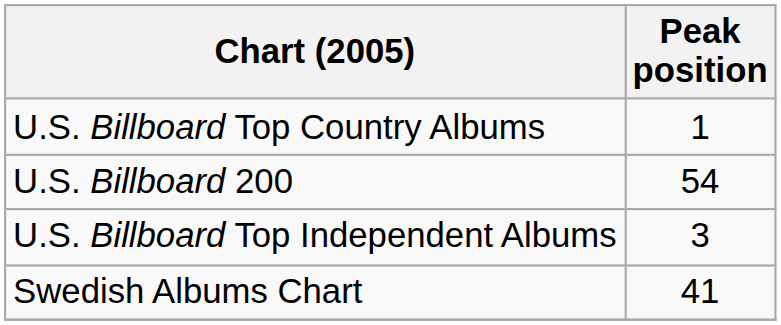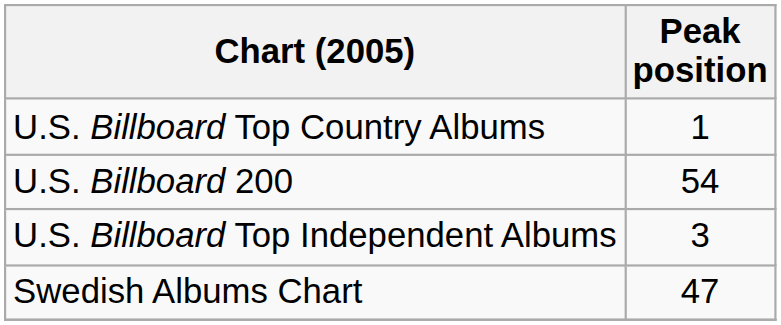(700, 291) 41 -> (700, 291) 47
